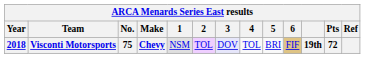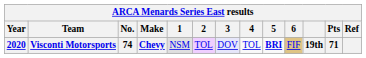(16, 45) 2018 -> (16, 45) 2020
(127, 45) 75 -> (127, 45) 74
(273, 45) normal -> (274, 45) bold
(333, 45) 72 -> (334, 45) 71
